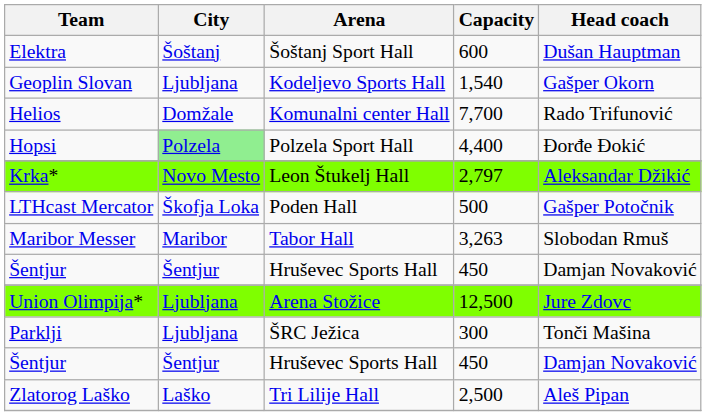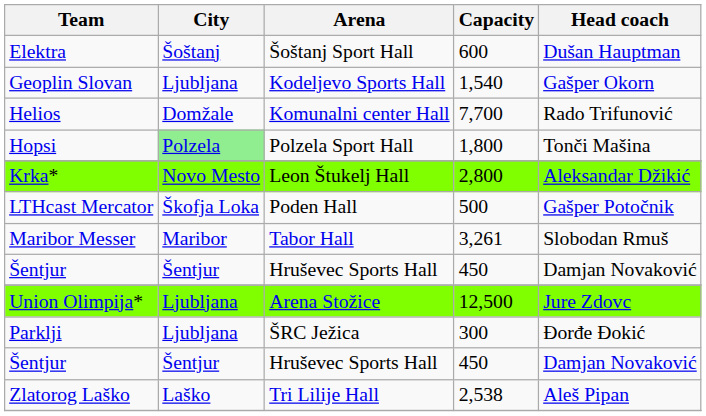(481, 144) 4,400 -> (481, 144) 1,800
(594, 144) Đorđe Đokić -> (597, 144) Tonči Mašina
(481, 176) 2,797 -> (481, 176) 2,800
(481, 238) 3,263 -> (481, 238) 3,261
(597, 332) Tonči Mašina -> (594, 332) Đorđe Đokić
(481, 394) 2,500 -> (481, 394) 2,538
